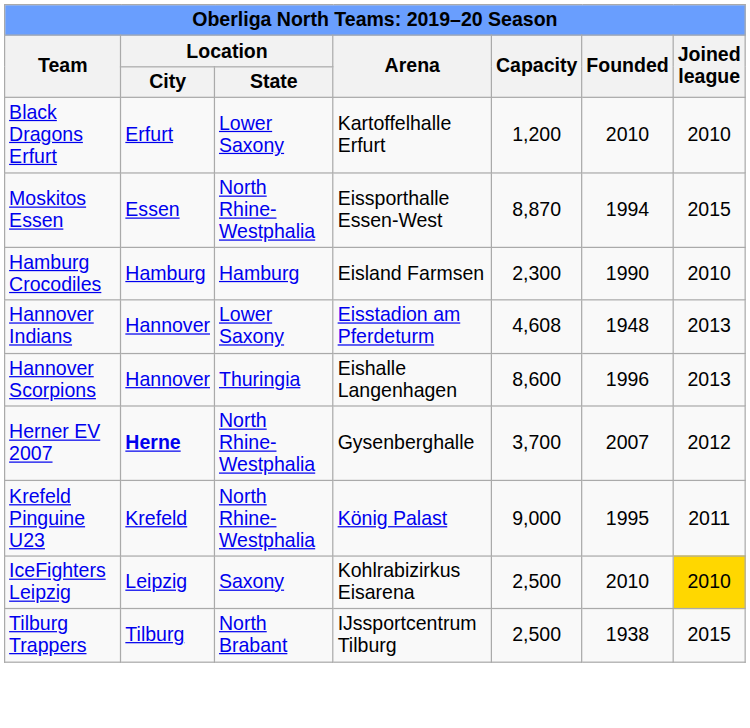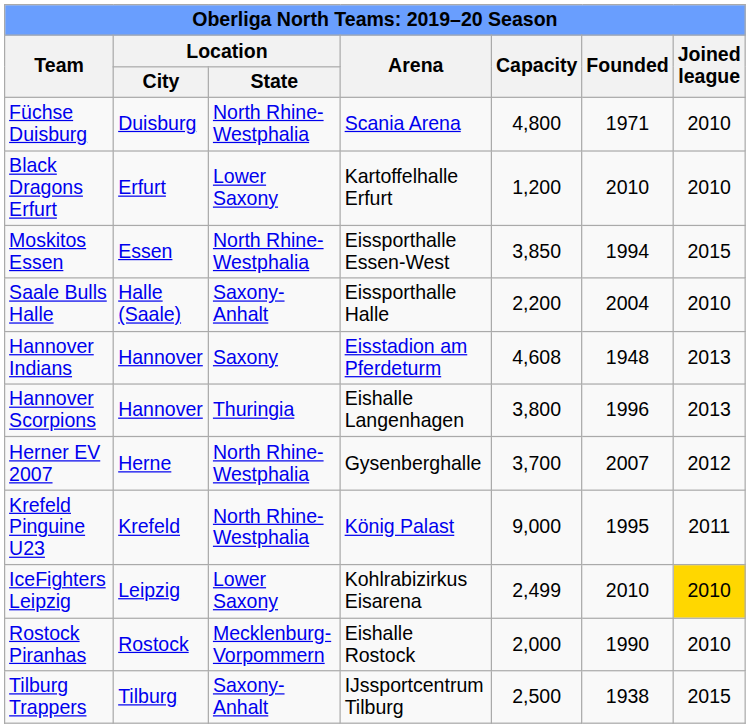+ row: (48, 123)
(537, 209) 8,870 -> (537, 251) 3,850
+ row: (58, 304)
- row: (55, 273)
(252, 326) Lower Saxony -> (245, 357) Saxony
(537, 379) 8,600 -> (537, 410) 3,800
(153, 443) bold -> (145, 463) normal
(252, 582) Saxony -> (245, 591) Lower Saxony
(537, 582) 2,500 -> (537, 591) 2,499
+ row: (48, 644)
(253, 635) North Brabant -> (249, 696) Saxony-Anhalt
